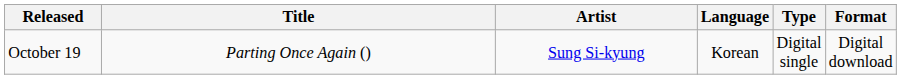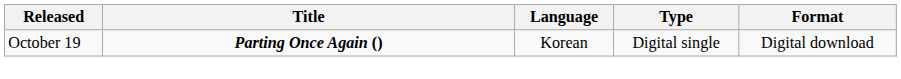- column: (596, 17)
(298, 52) normal -> (309, 42) bold
